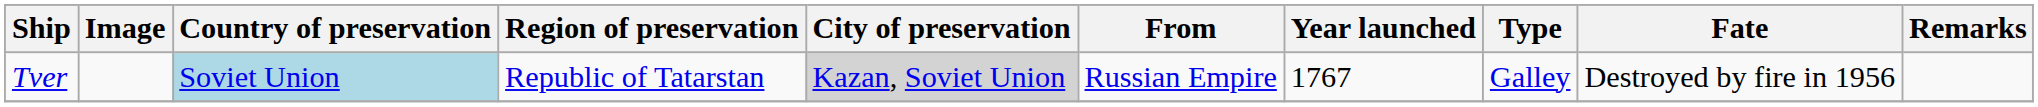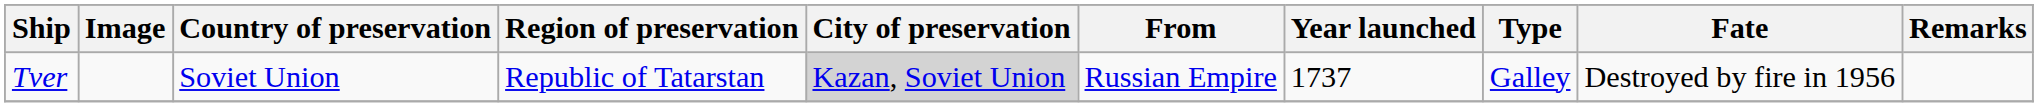(259, 76) lightblue background -> (259, 76) no background
(1321, 76) 1767 -> (1321, 76) 1737
